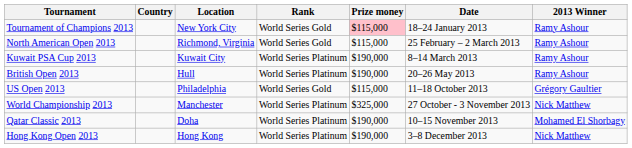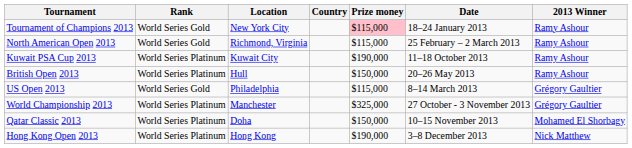columns swapped: (155, 12) <-> (303, 12)
(442, 58) 8–14 March 2013 -> (448, 58) 11–18 October 2013
(370, 74) $190,000 -> (370, 74) $150,000
(448, 89) 11–18 October 2013 -> (442, 89) 8–14 March 2013
(563, 105) Nick Matthew -> (568, 105) Grégory Gaultier
(370, 120) $190,000 -> (370, 120) $150,000
